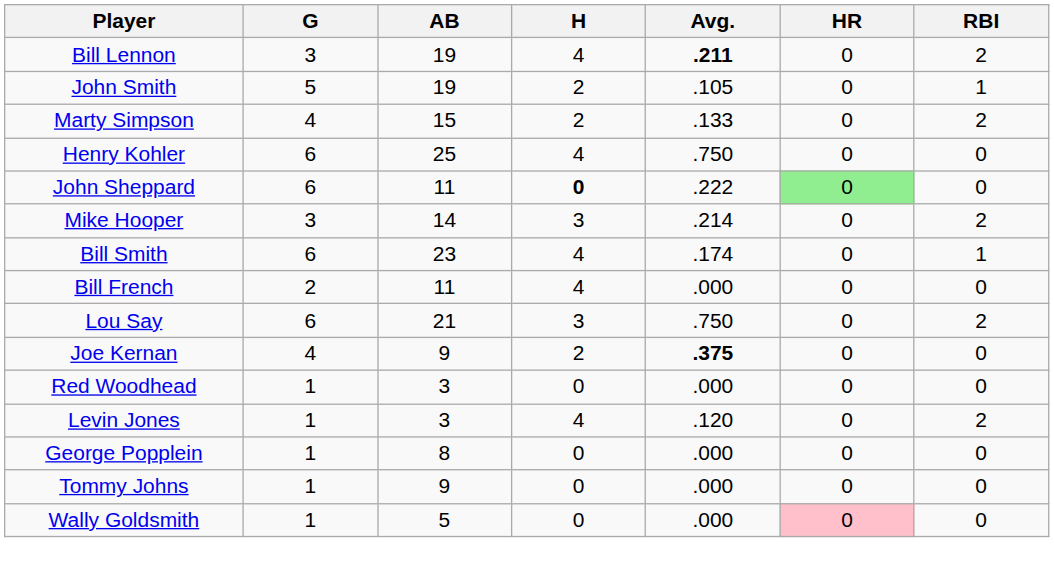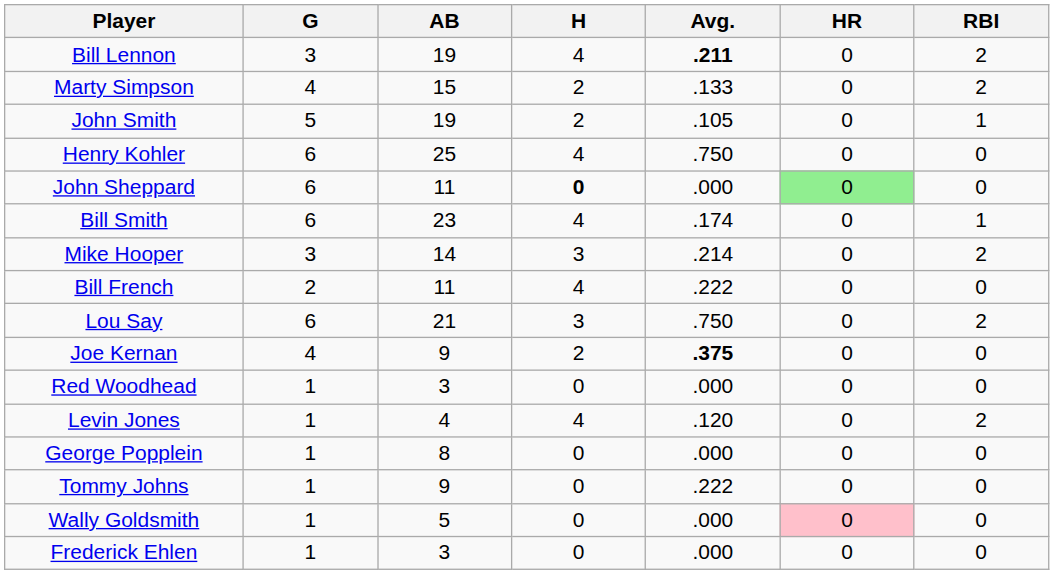rows swapped: (124, 120) <-> (124, 87)
(713, 187) .222 -> (713, 187) .000
rows swapped: (124, 220) <-> (124, 253)
(713, 287) .000 -> (713, 287) .222
(444, 420) 3 -> (444, 420) 4
(713, 486) .000 -> (713, 486) .222
+ row: (124, 552)
